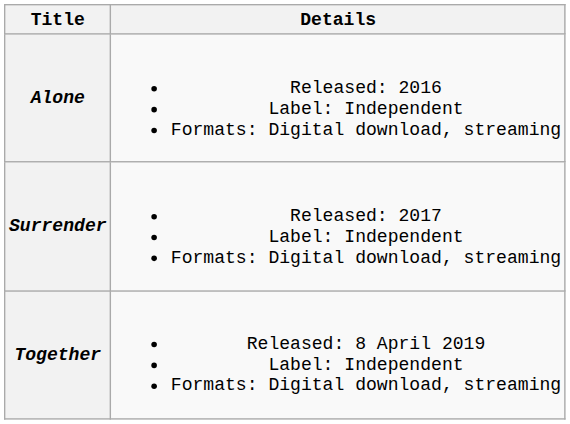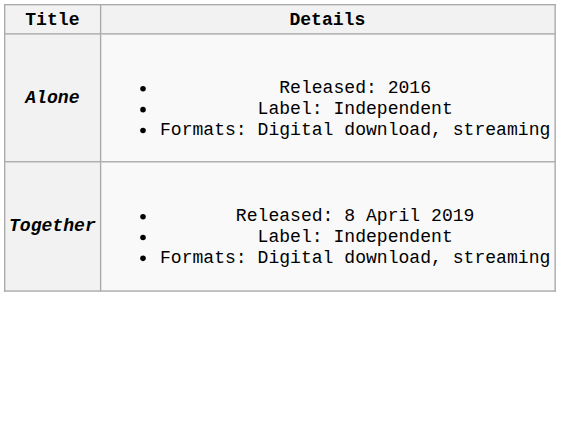- row: (58, 226)
